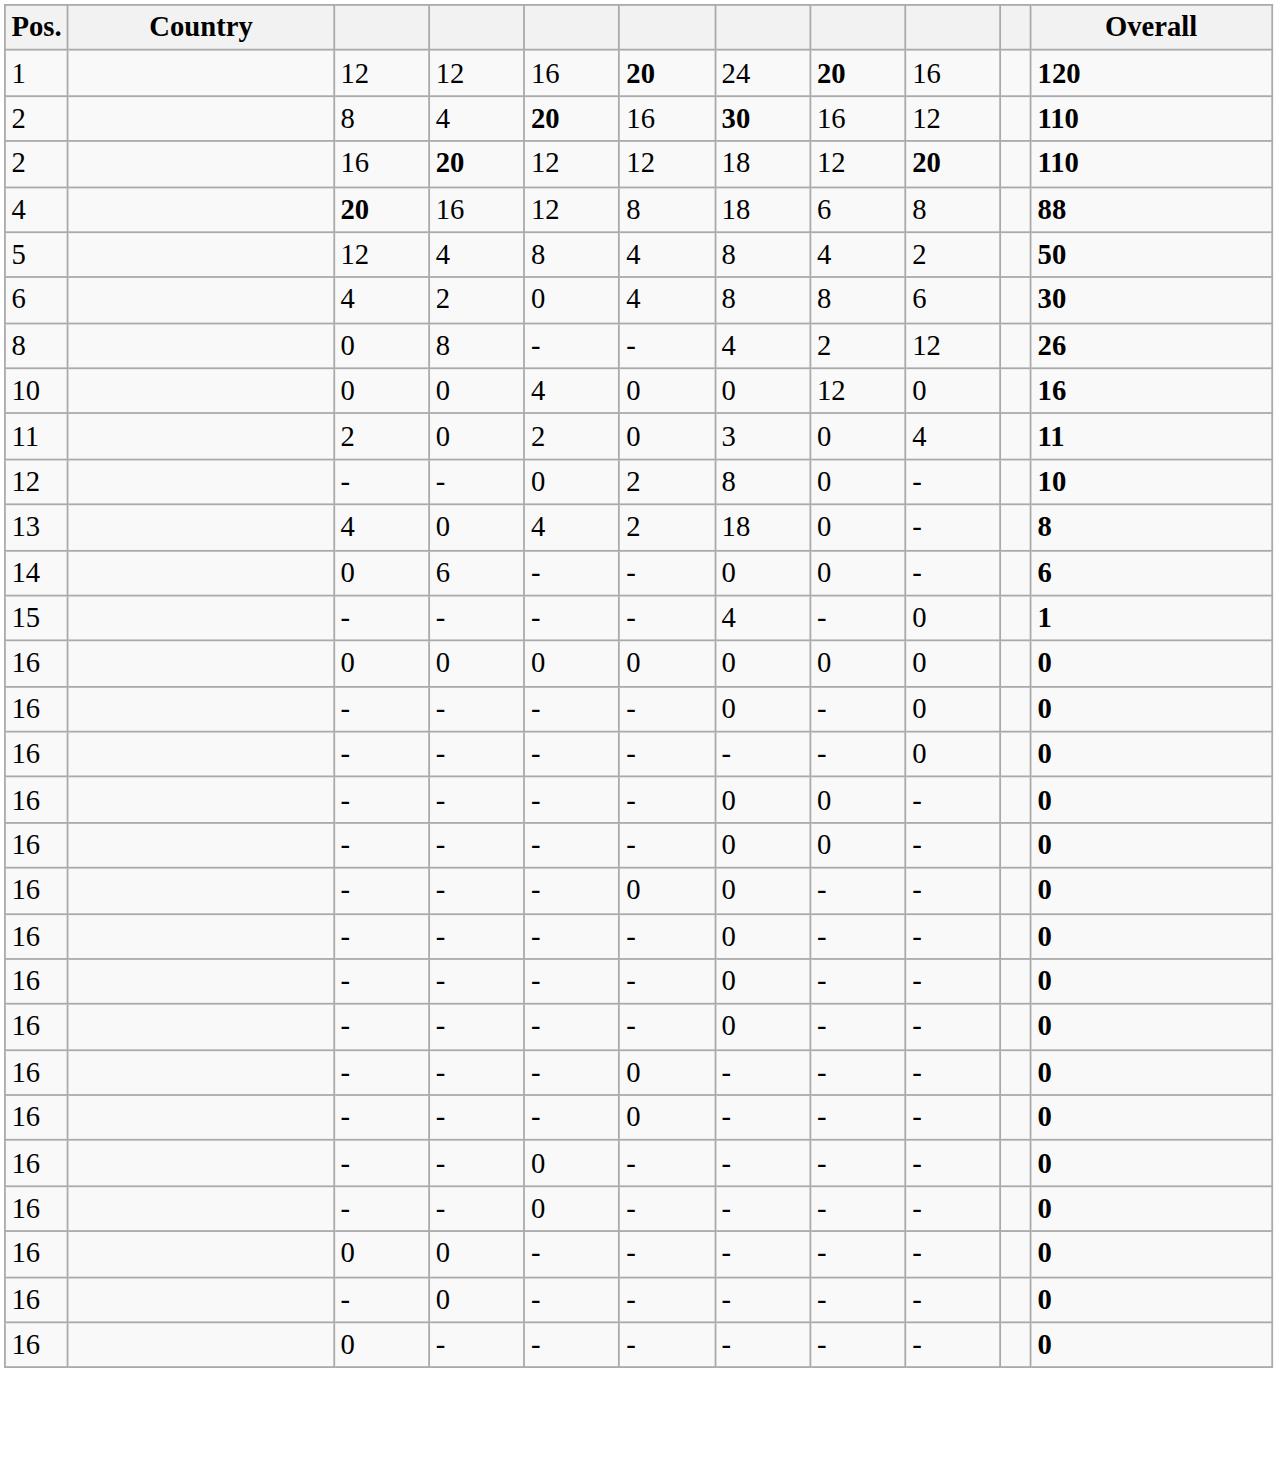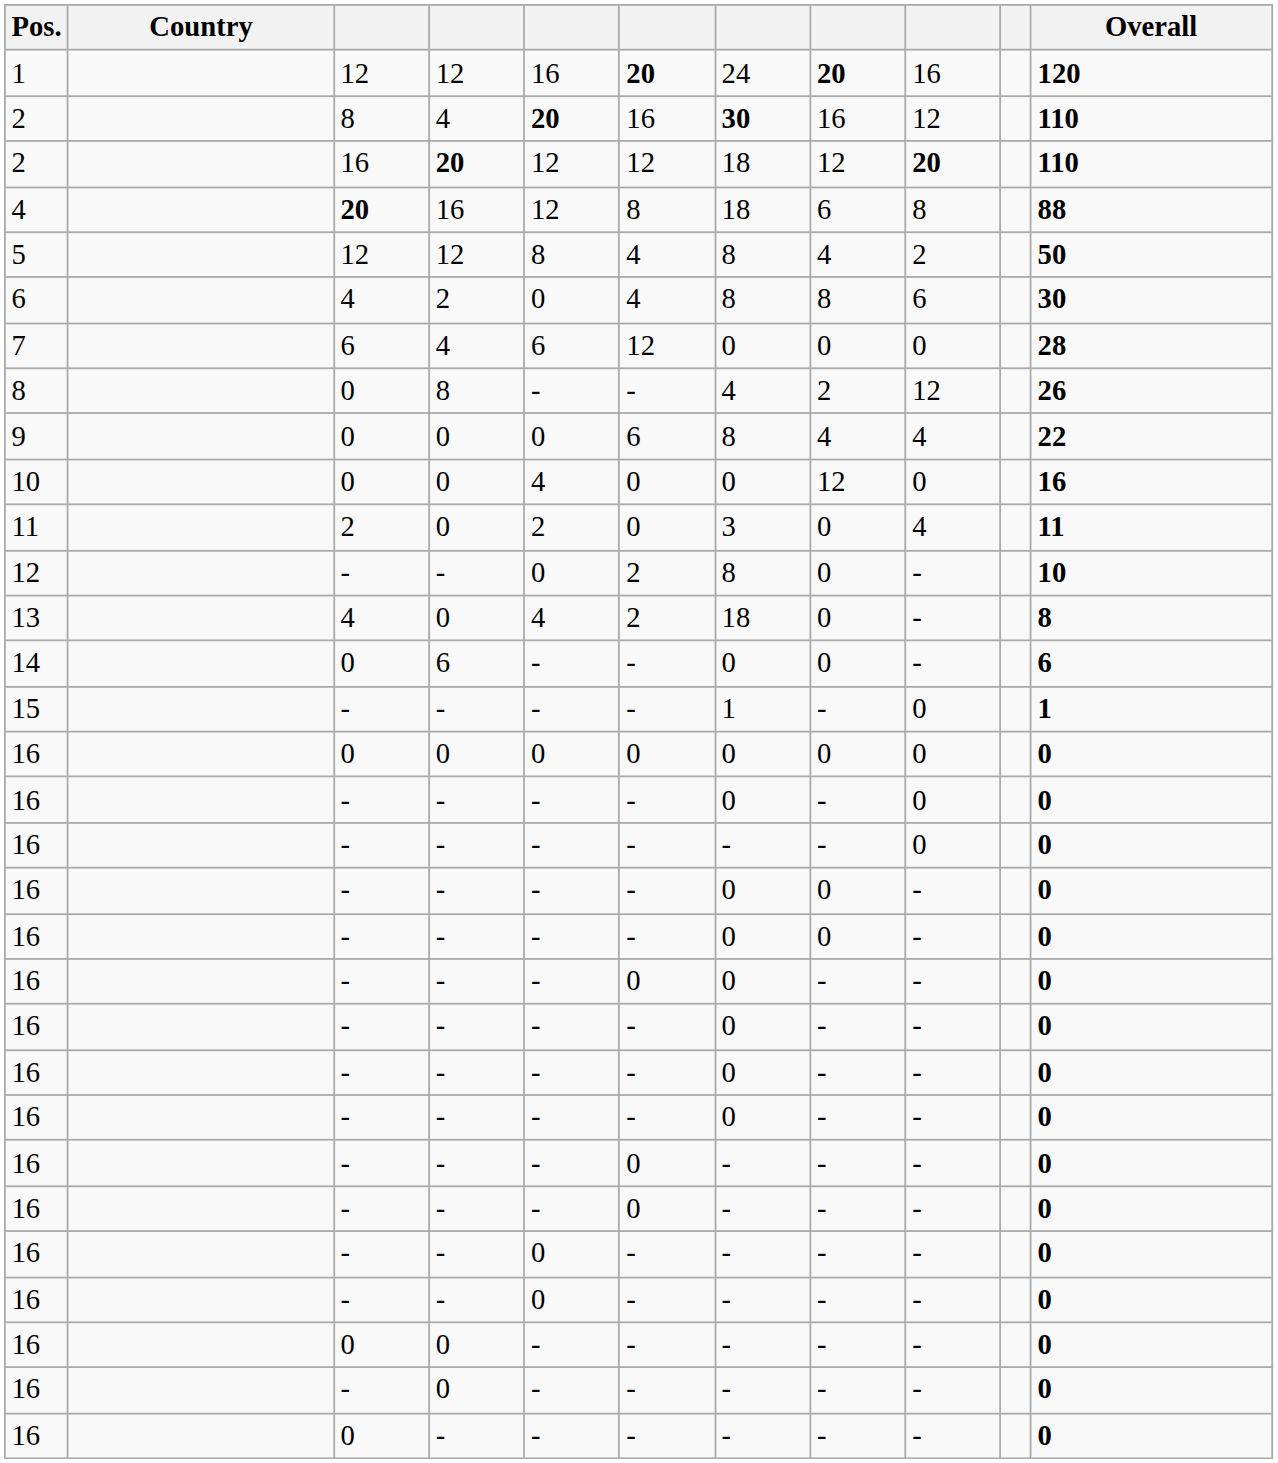(443, 254) 4 -> (450, 254) 12
+ row: (19, 345)
+ row: (19, 436)
(729, 617) 4 -> (729, 708) 1
